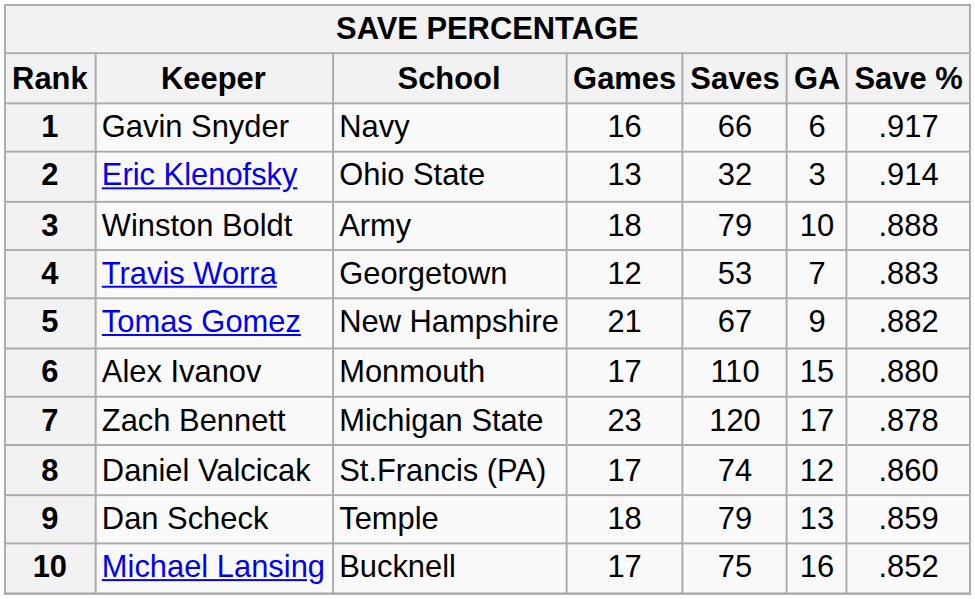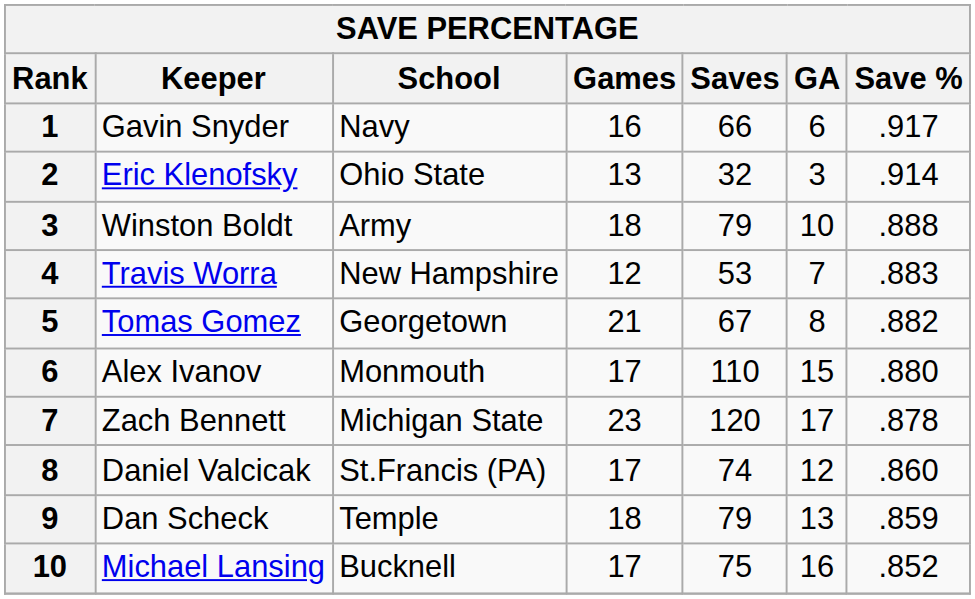(423, 273) Georgetown -> (449, 273) New Hampshire
(449, 322) New Hampshire -> (423, 322) Georgetown
(817, 322) 9 -> (817, 322) 8
